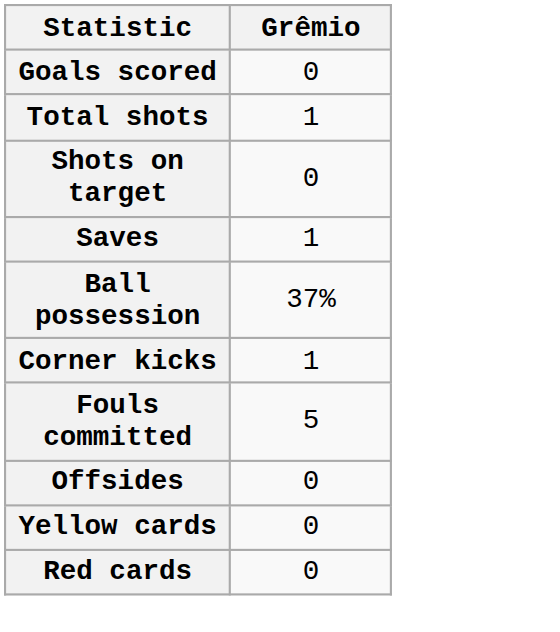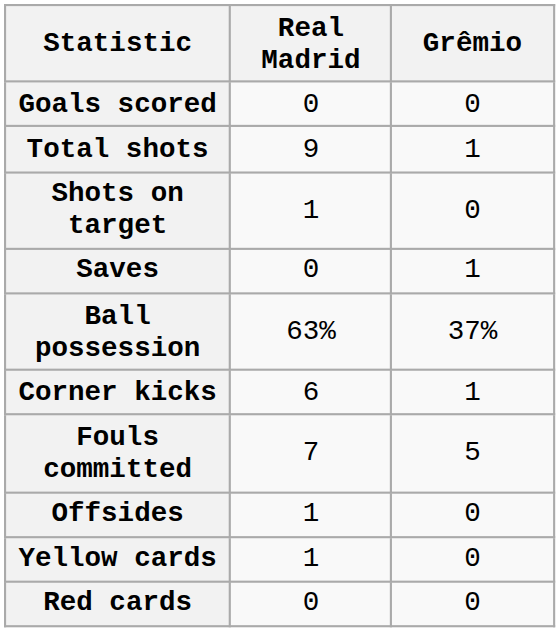+ column: (311, 43)
